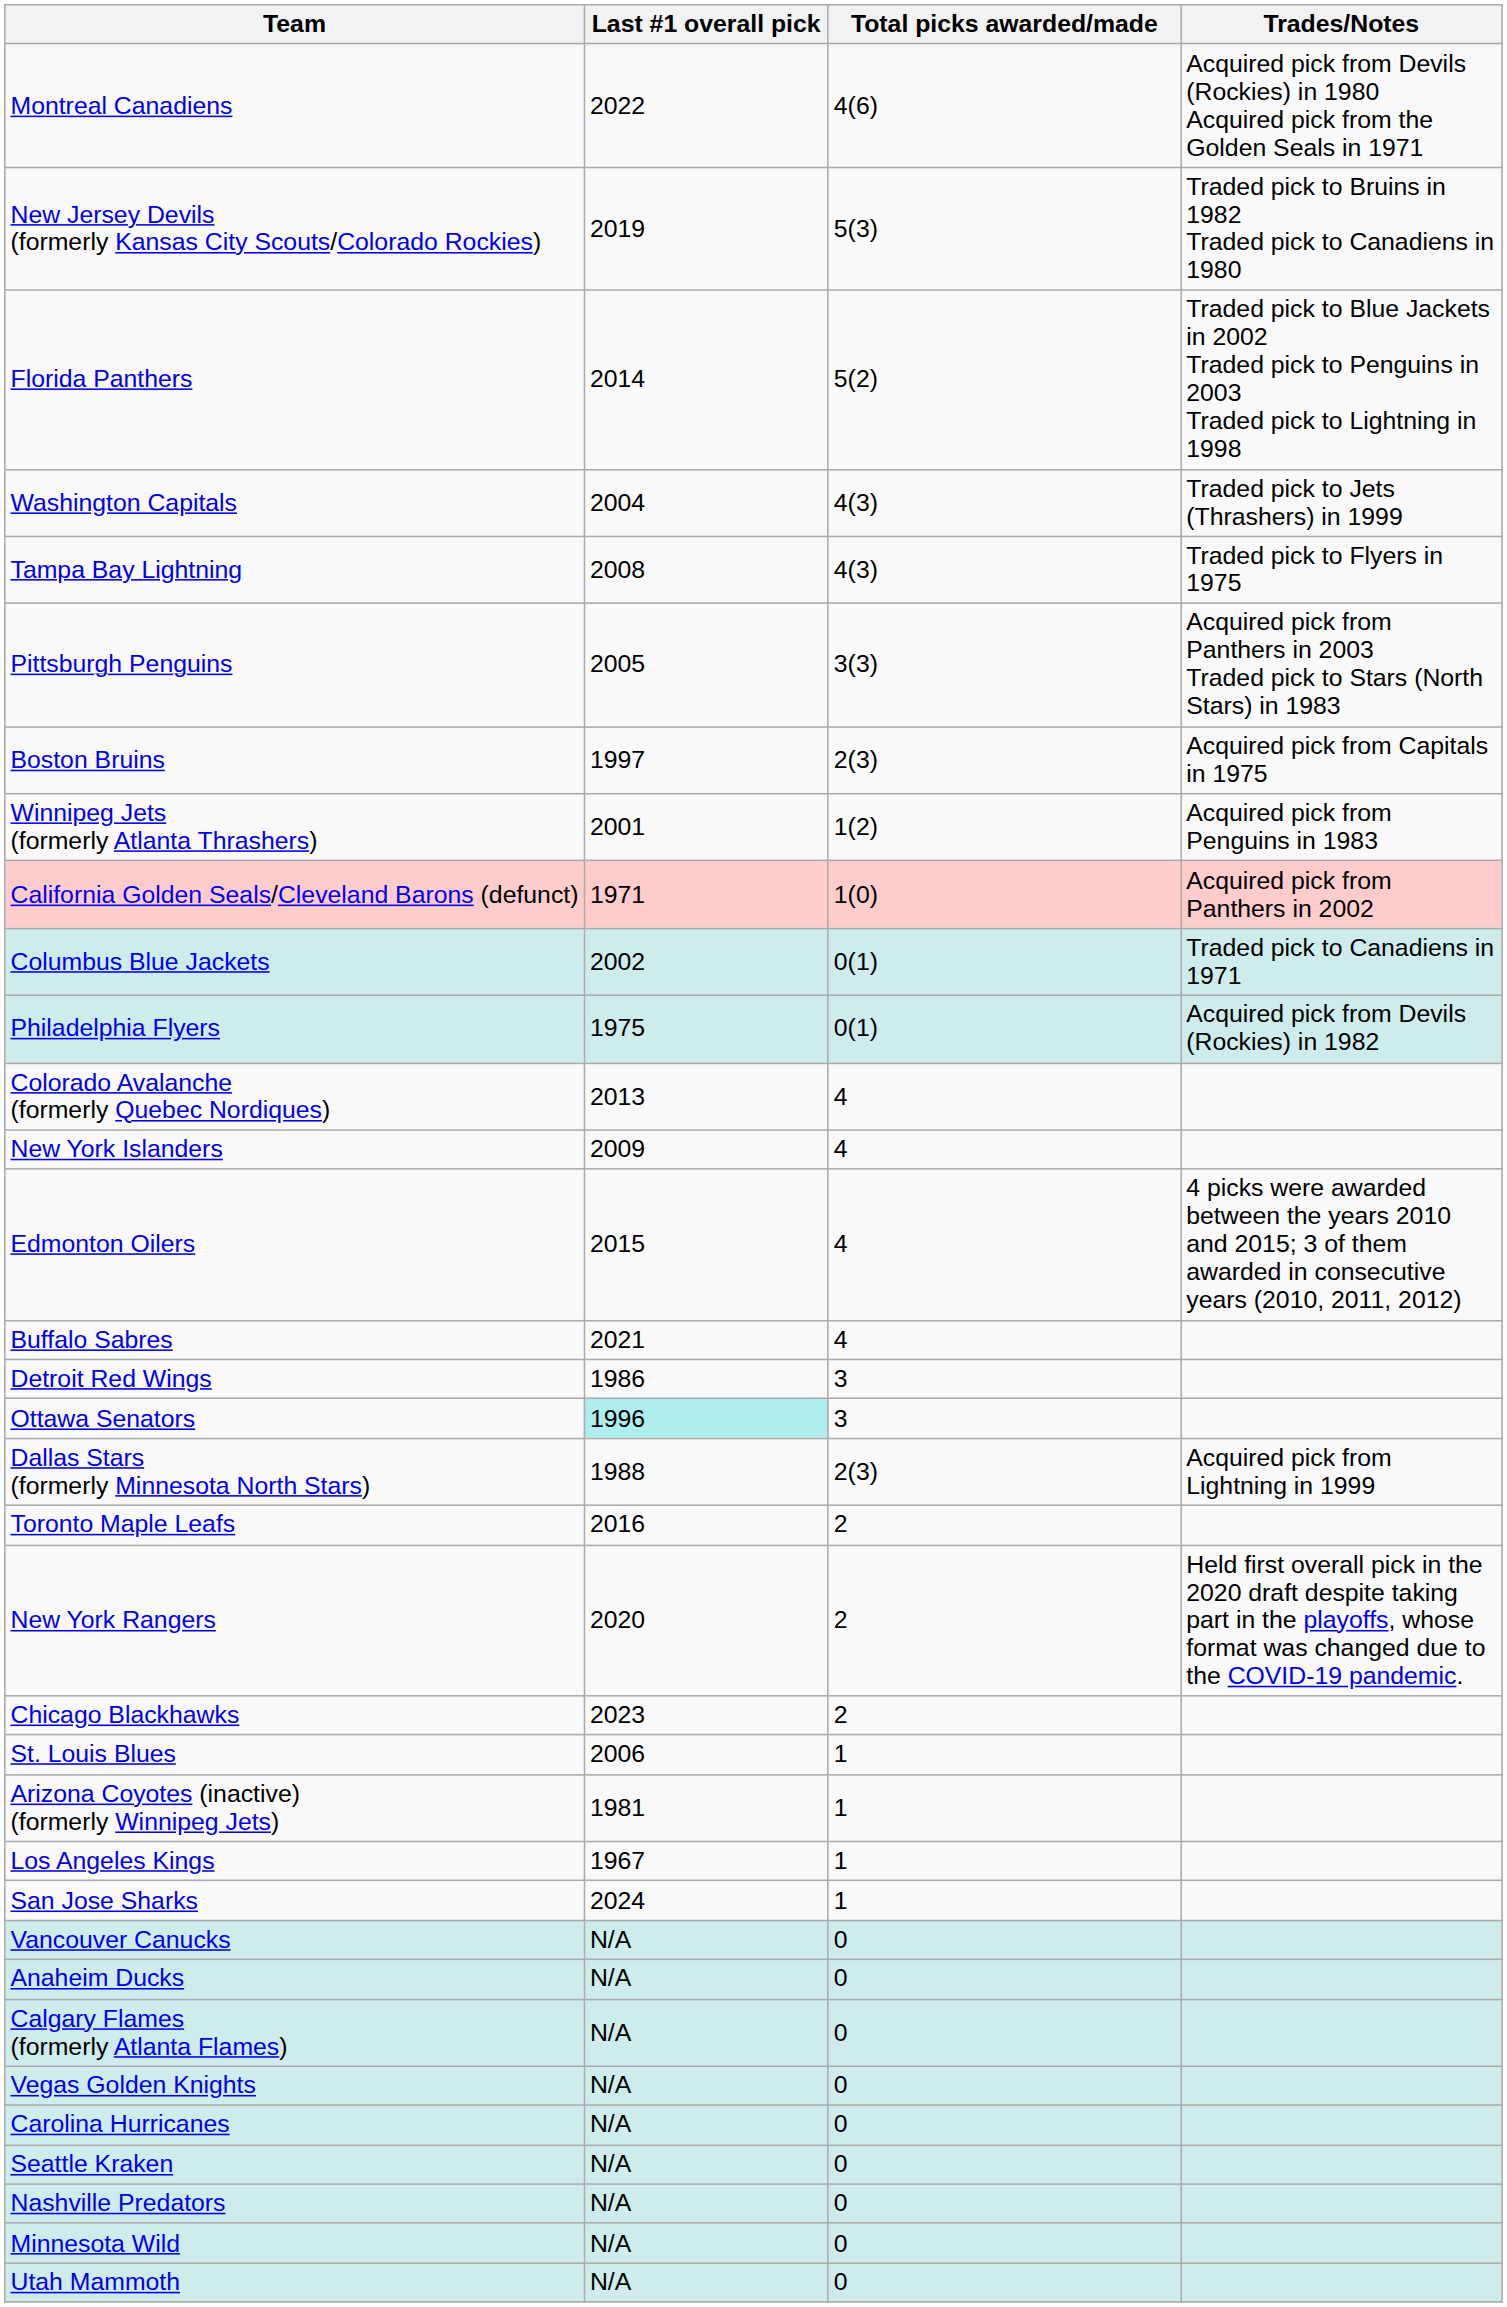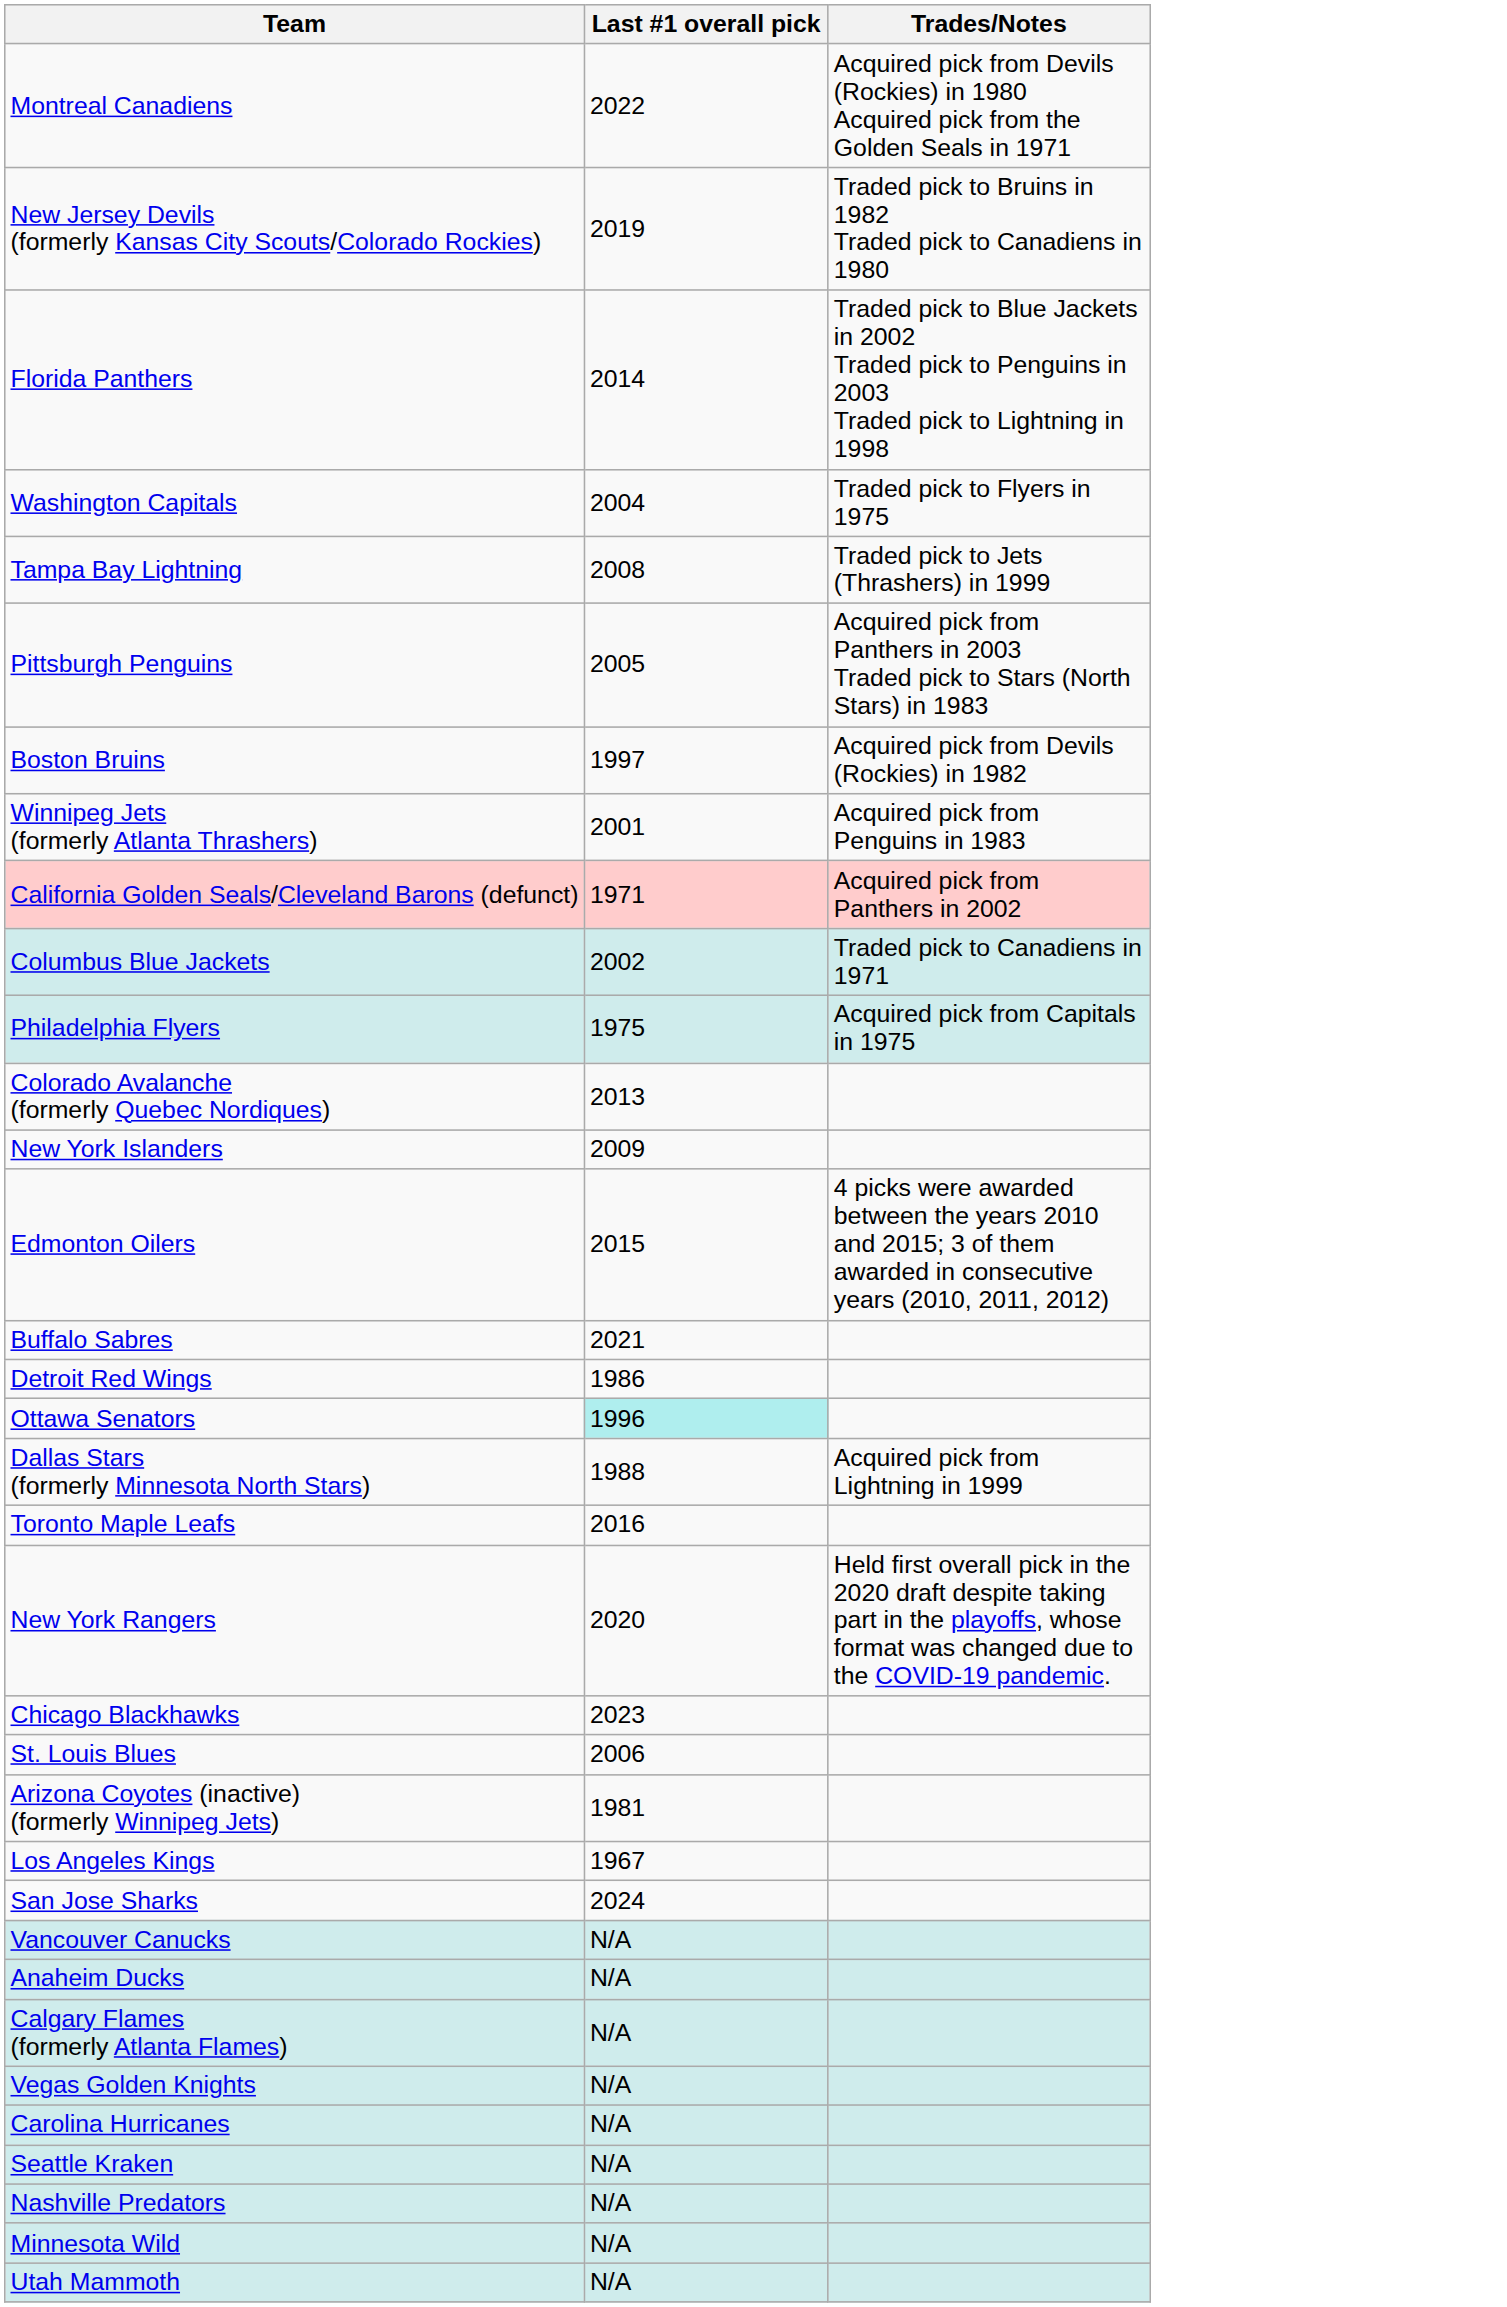- column: (1004, 24)
(1294, 502) Traded pick to Jets (Thrashers) in 1999 -> (962, 502) Traded pick to Flyers in 1975
(1315, 569) Traded pick to Flyers in 1975 -> (942, 569) Traded pick to Jets (Thrashers) in 1999
(1337, 759) Acquired pick from Capitals in 1975 -> (974, 759) Acquired pick from Devils (Rockies) in 1982
(1326, 1028) Acquired pick from Devils (Rockies) in 1982 -> (985, 1028) Acquired pick from Capitals in 1975
